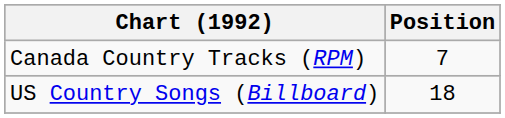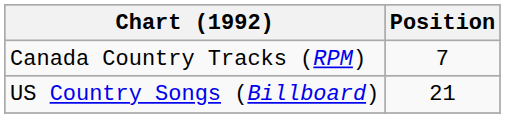(442, 94) 18 -> (442, 94) 21
